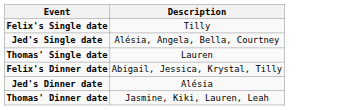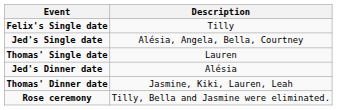- row: (57, 69)
+ row: (57, 98)
